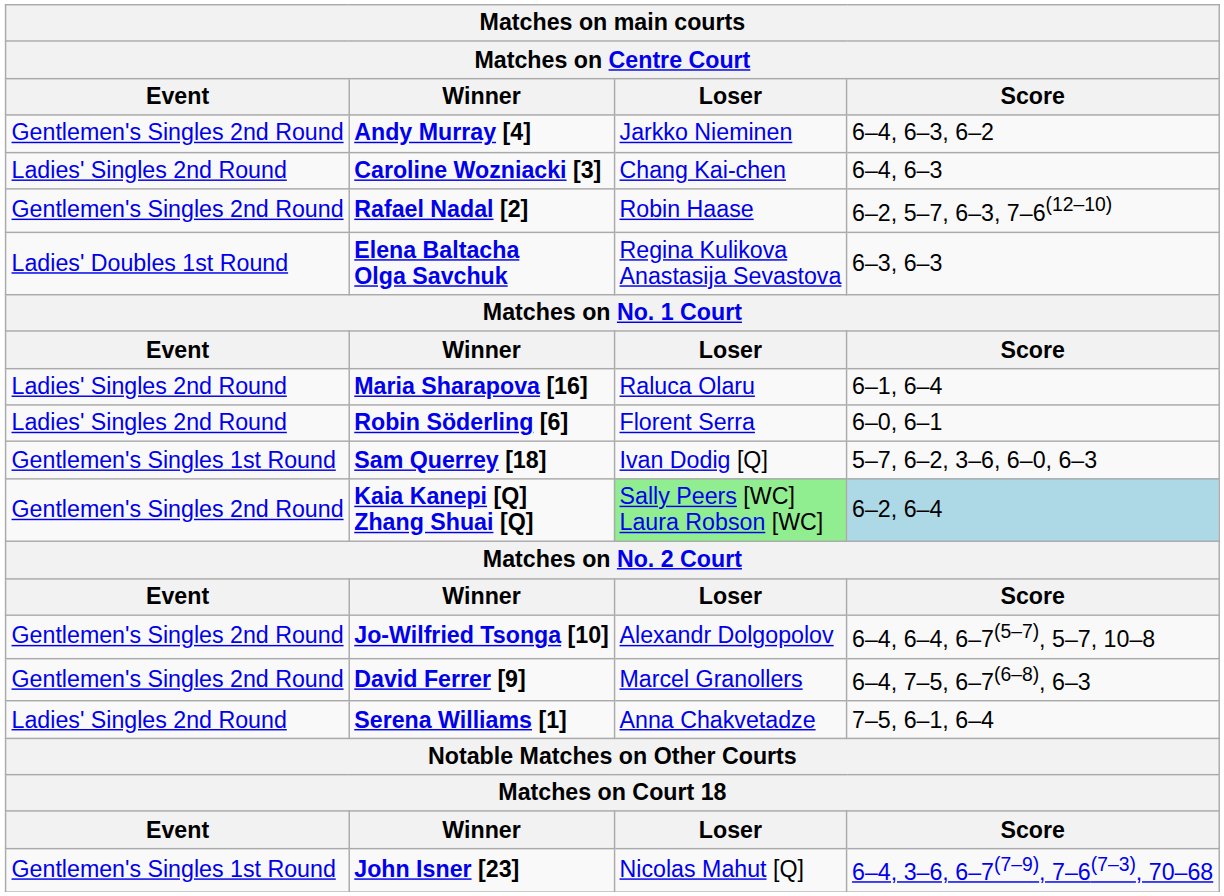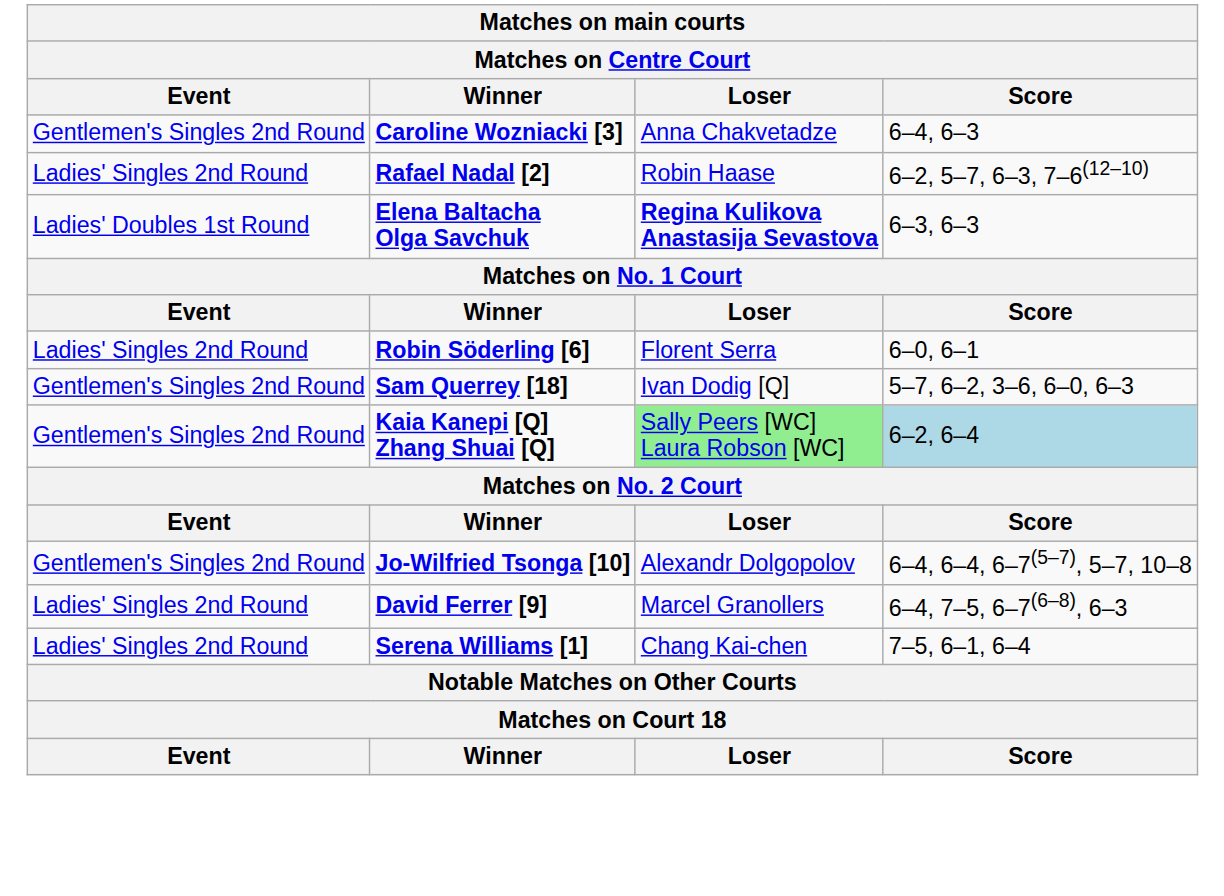- row: (443, 133)
(149, 170) Ladies' Singles 2nd Round -> (199, 133) Gentlemen's Singles 2nd Round
(703, 170) Chang Kai-chen -> (739, 133) Anna Chakvetadze
(178, 209) Gentlemen's Singles 2nd Round -> (170, 173) Ladies' Singles 2nd Round
(730, 262) normal -> (759, 226) bold
- row: (471, 386)
(174, 460) Gentlemen's Singles 1st Round -> (199, 386) Gentlemen's Singles 2nd Round
(178, 679) Gentlemen's Singles 2nd Round -> (170, 605) Ladies' Singles 2nd Round
(718, 719) Anna Chakvetadze -> (724, 645) Chang Kai-chen
- row: (437, 869)
